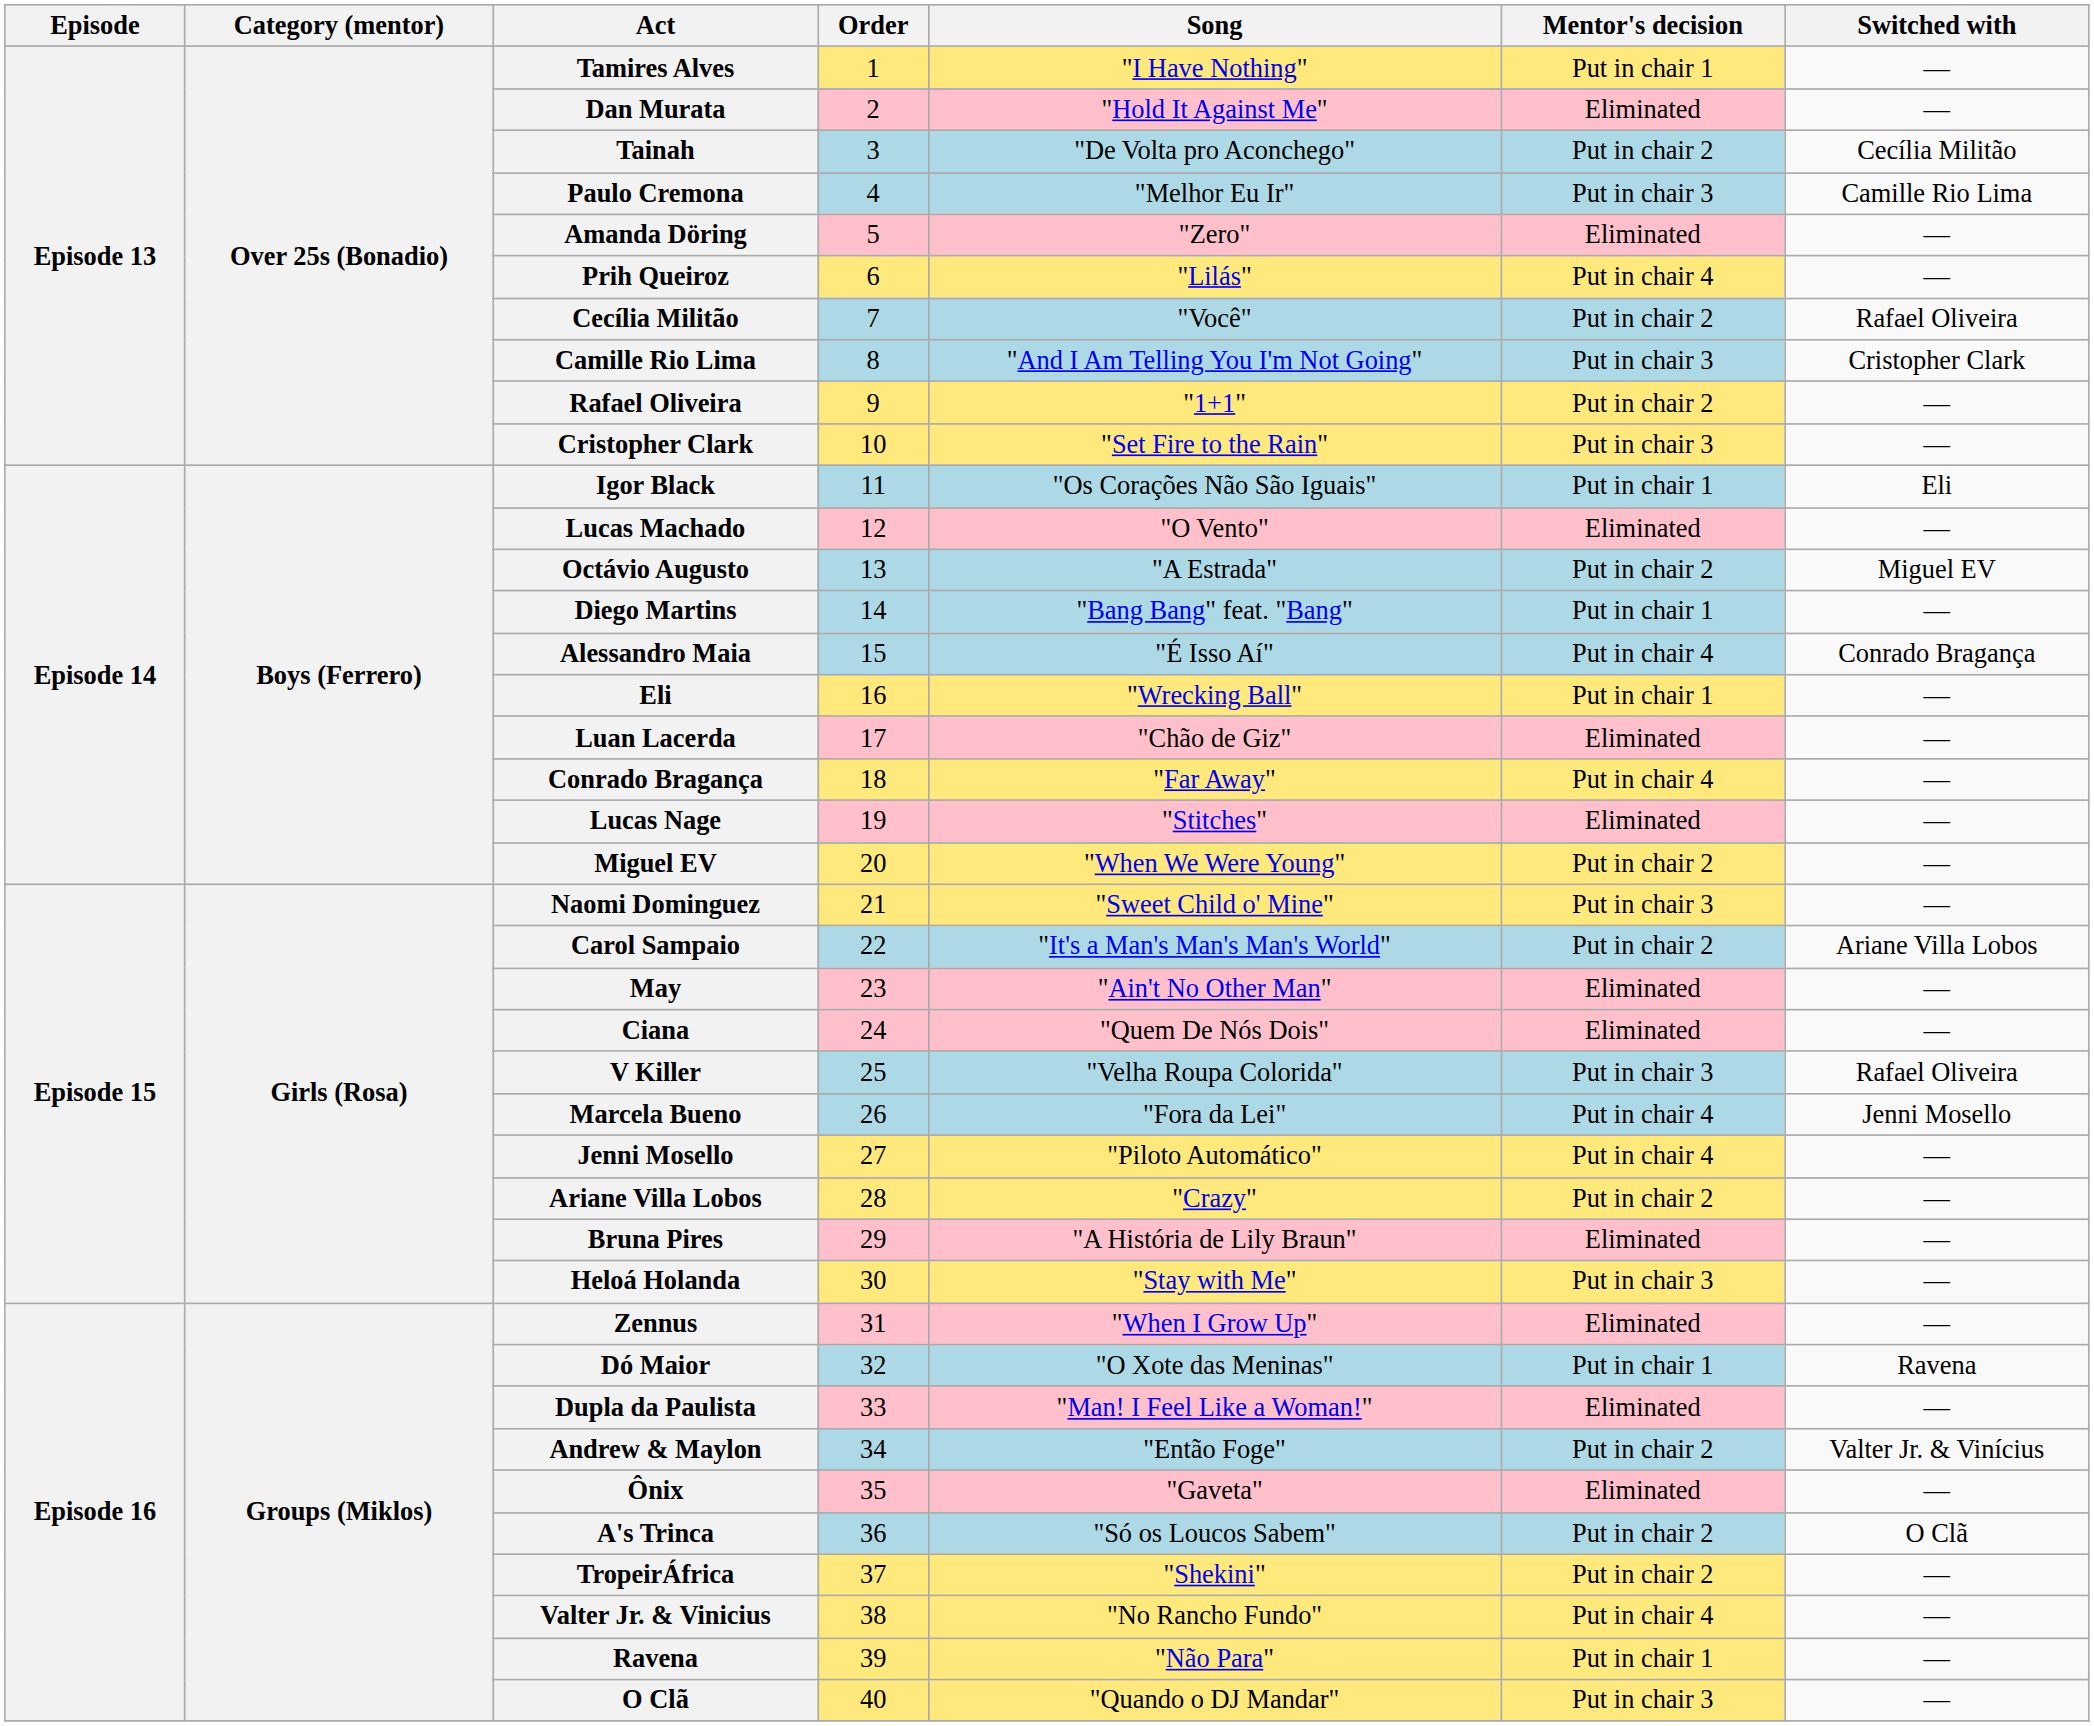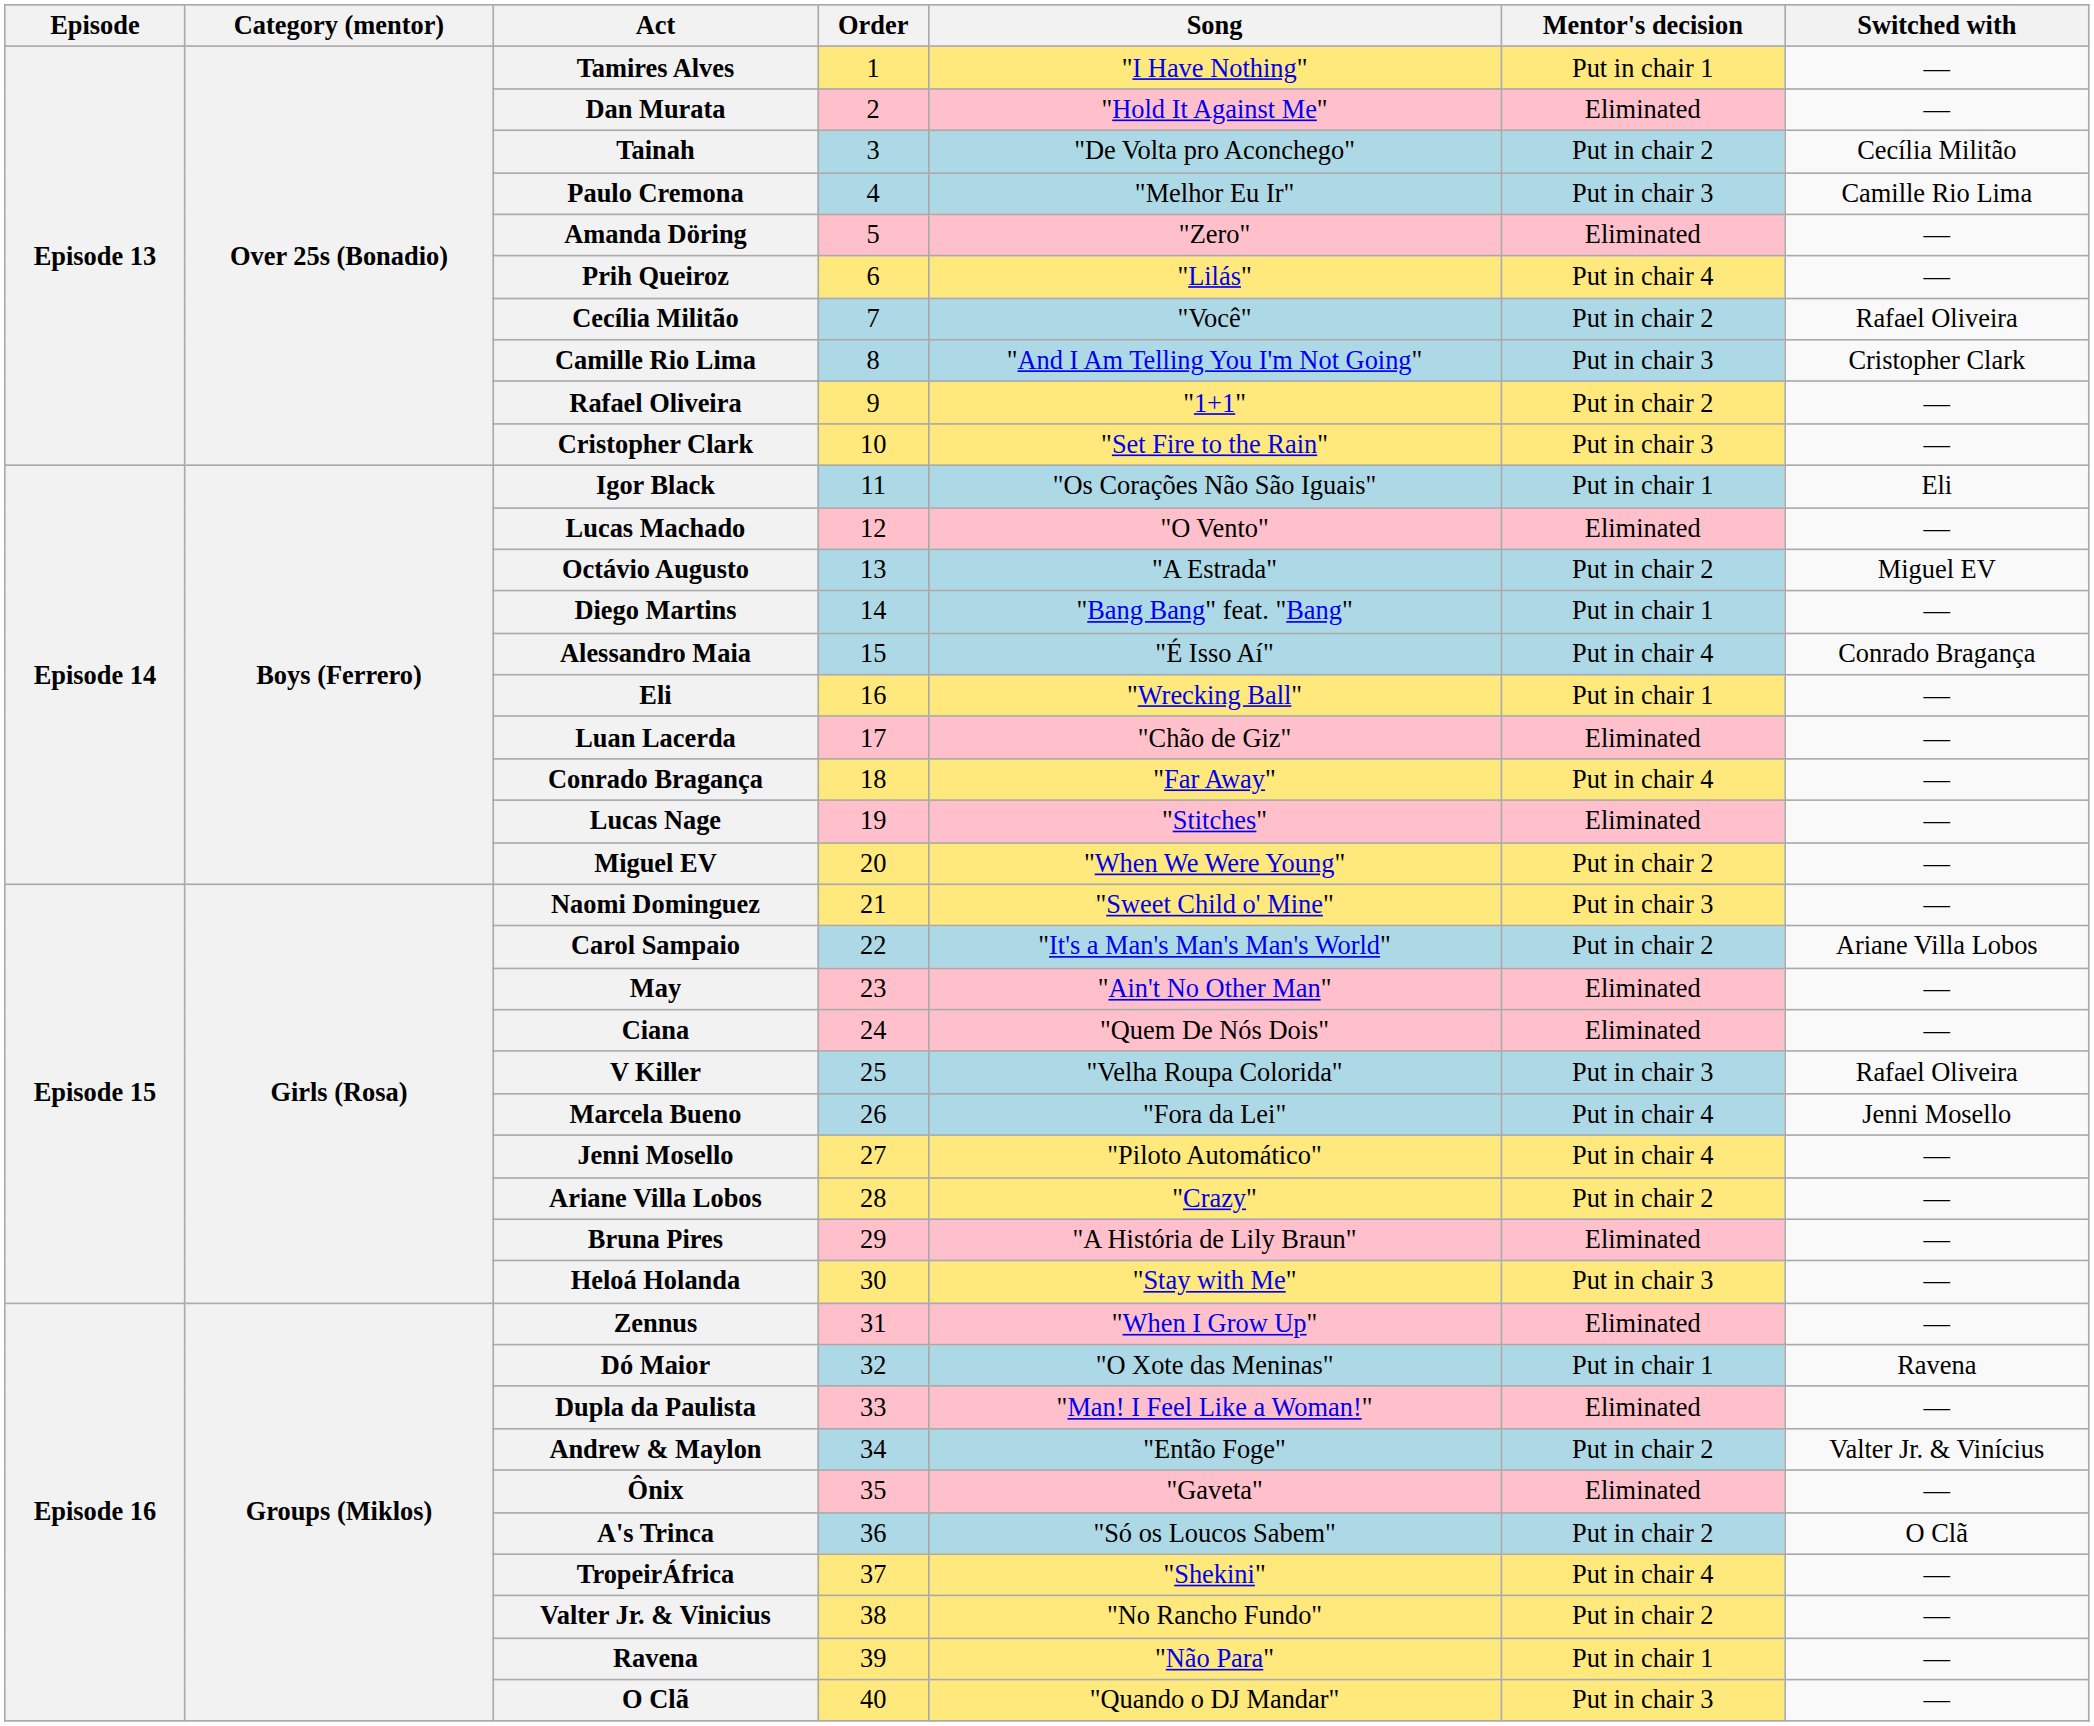(1643, 1574) Put in chair 2 -> (1643, 1574) Put in chair 4
(1643, 1616) Put in chair 4 -> (1643, 1616) Put in chair 2
